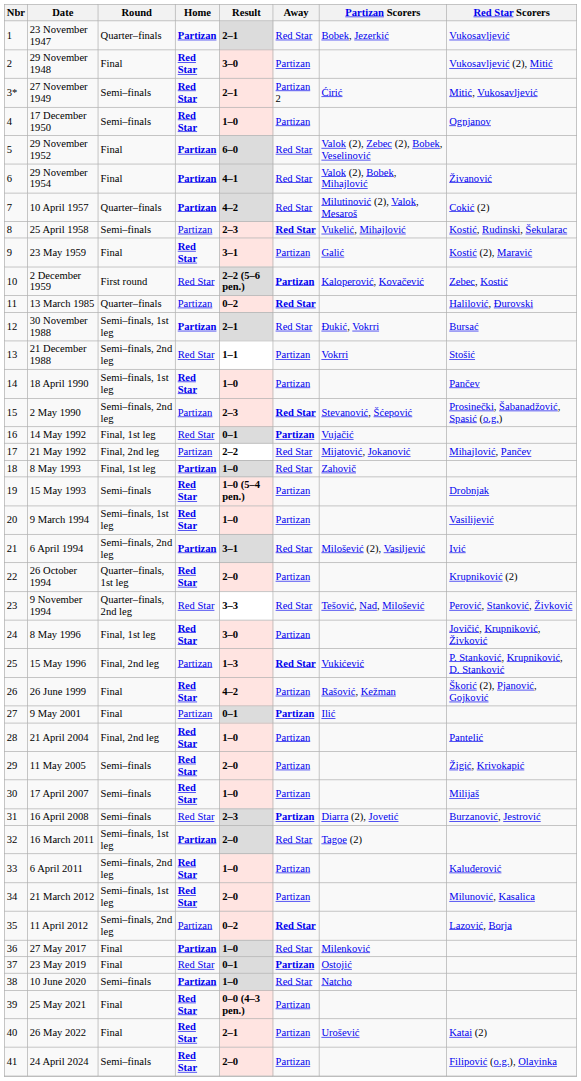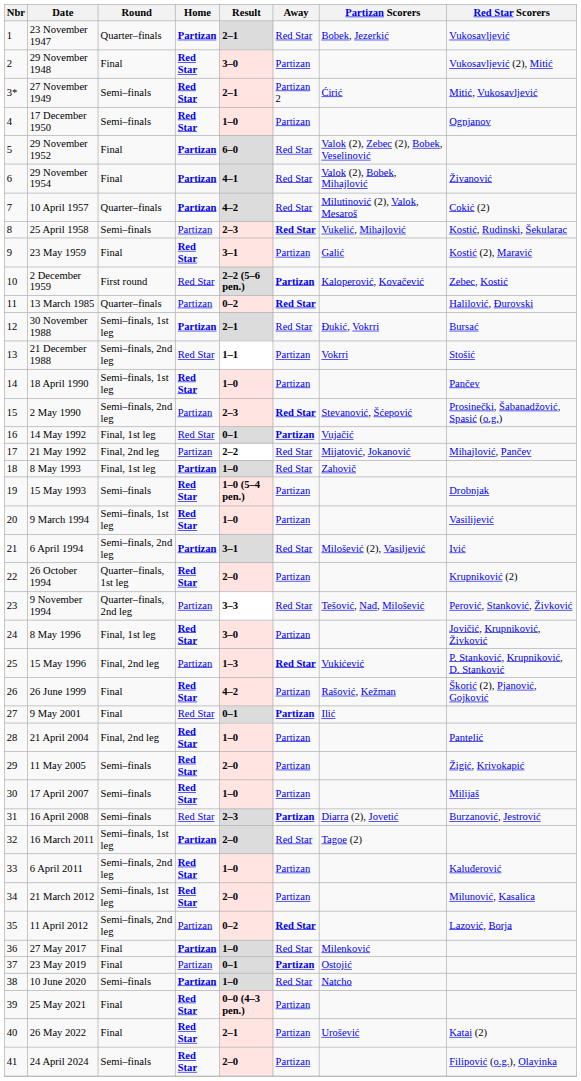(196, 605) Red Star -> (195, 605) Partizan
(195, 714) Partizan -> (196, 714) Red Star
(196, 965) Red Star -> (195, 965) Partizan
